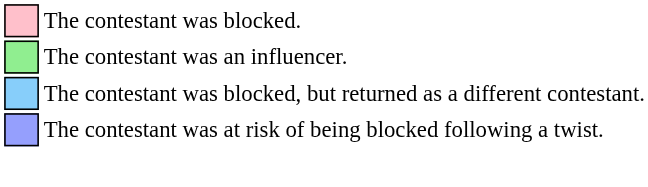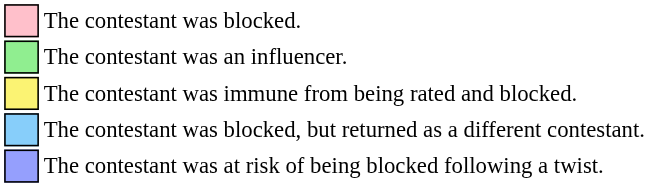+ row: (310, 93)
